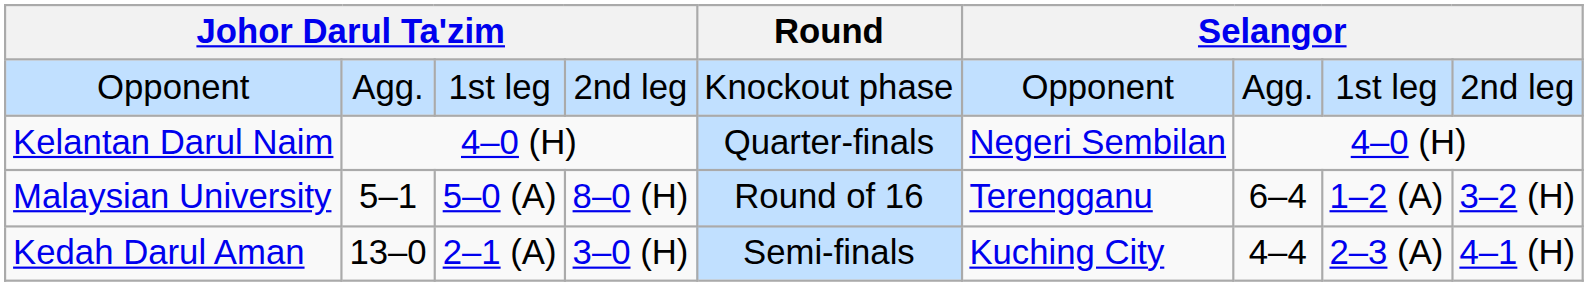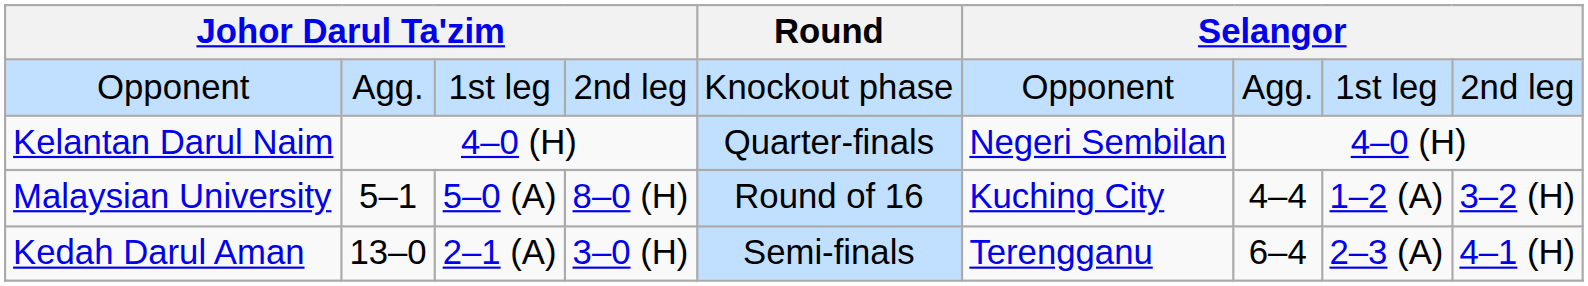(1061, 197) Terengganu -> (1067, 197) Kuching City
(1278, 197) 6–4 -> (1278, 197) 4–4
(1067, 252) Kuching City -> (1061, 252) Terengganu
(1278, 252) 4–4 -> (1278, 252) 6–4
